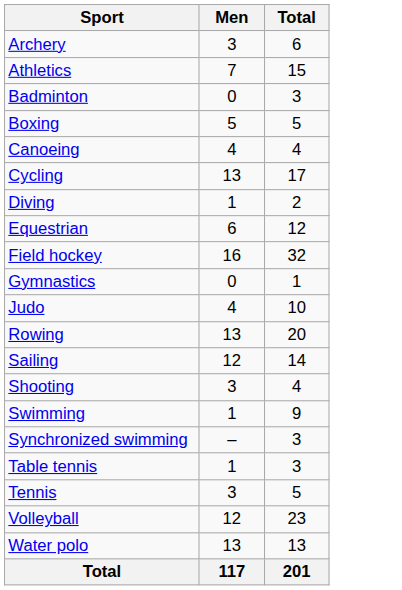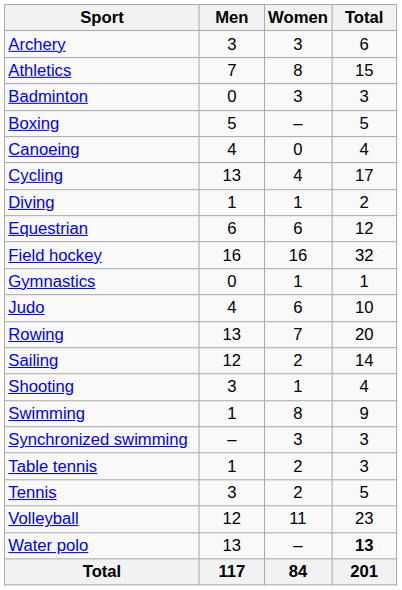+ column: (298, 17)
(297, 545) normal -> (364, 545) bold
